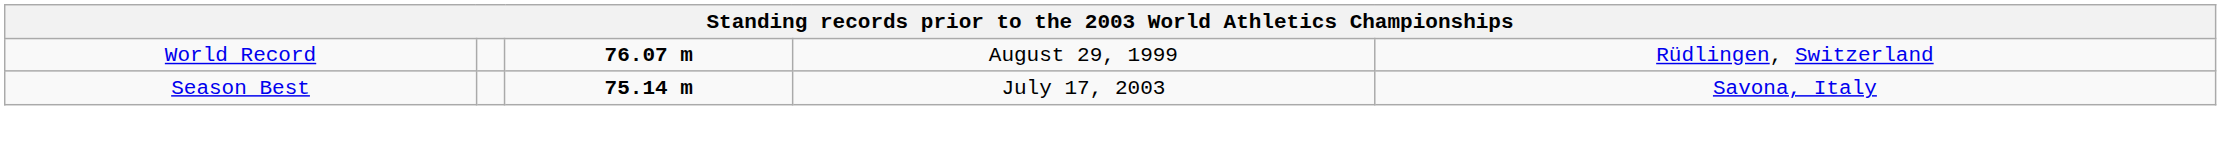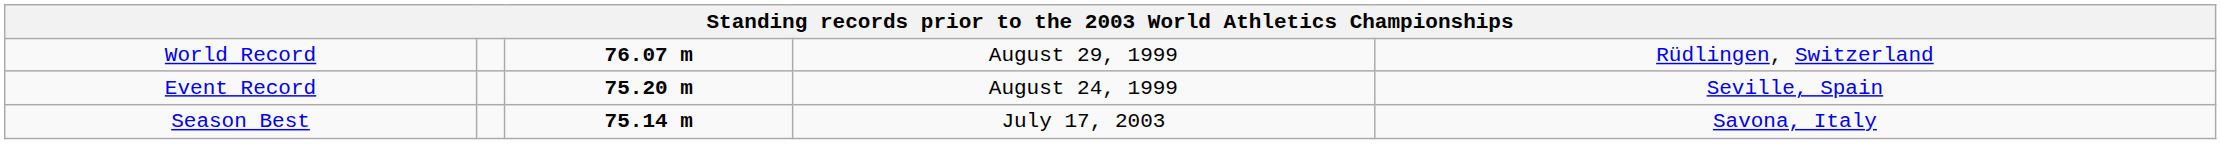+ row: (241, 89)
